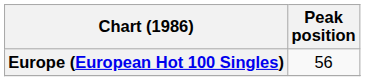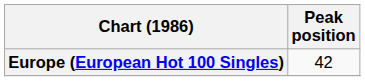(324, 62) 56 -> (324, 62) 42
